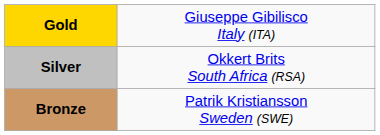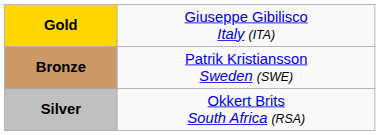rows swapped: (61, 67) <-> (61, 109)
